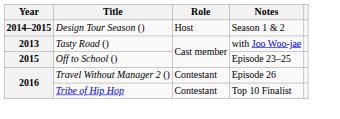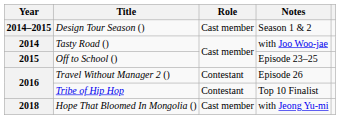(184, 28) Host -> (227, 28) Cast member
(29, 43) 2013 -> (29, 43) 2014
+ row: (126, 106)
